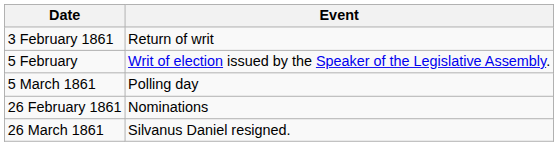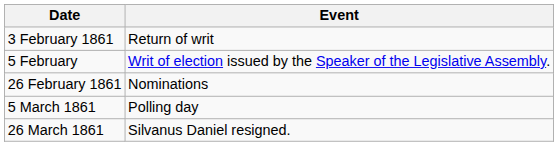rows swapped: (65, 107) <-> (52, 84)
